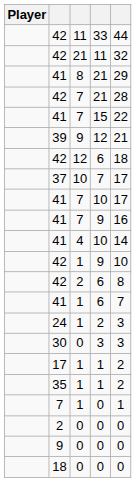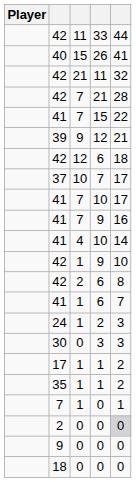+ row: (59, 55)
- row: (59, 76)
(121, 425) no background -> (121, 425) lightgrey background
